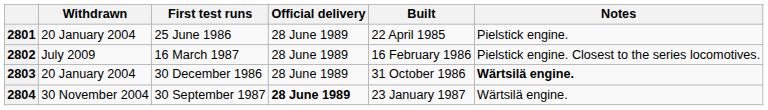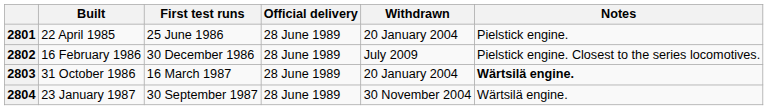columns swapped: (421, 14) <-> (95, 14)
(197, 54) 16 March 1987 -> (201, 54) 30 December 1986
(208, 74) 30 December 1986 -> (189, 74) 16 March 1987
(311, 94) bold -> (302, 94) normal
